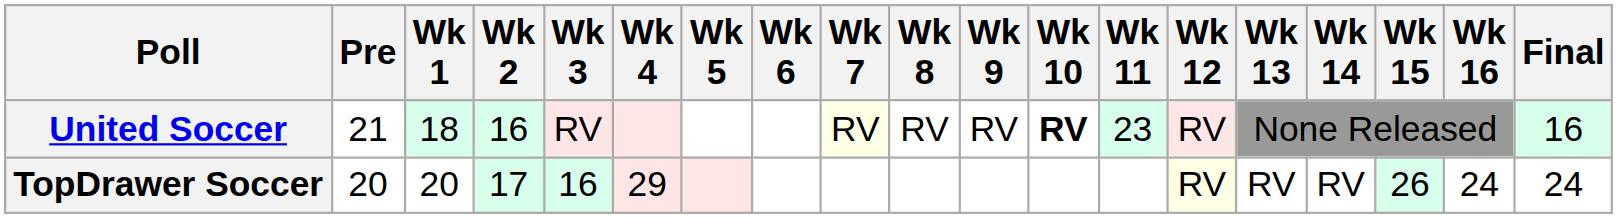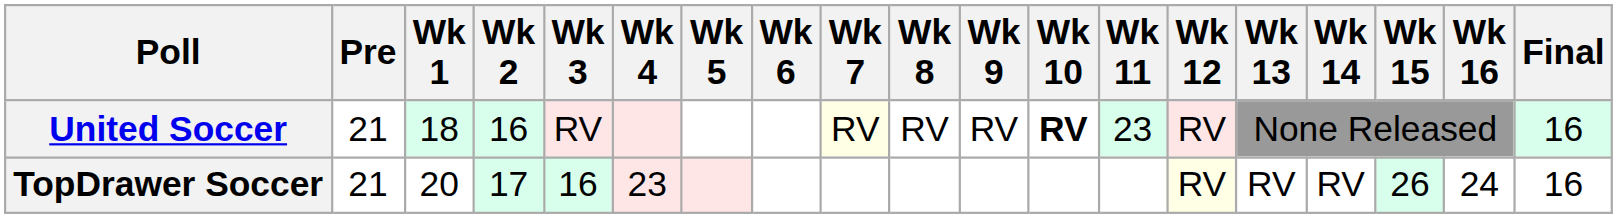(368, 184) 20 -> (368, 184) 21
(647, 184) 29 -> (647, 184) 23
(1563, 184) 24 -> (1563, 184) 16
